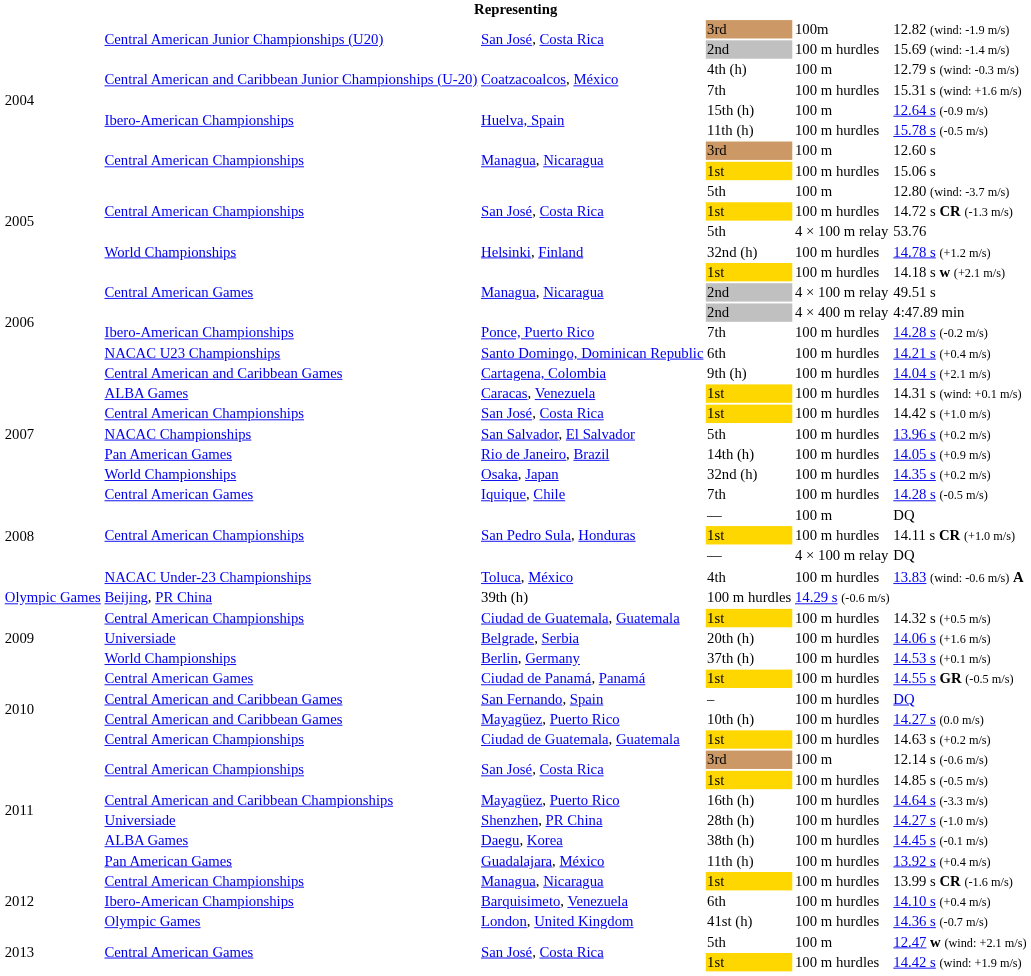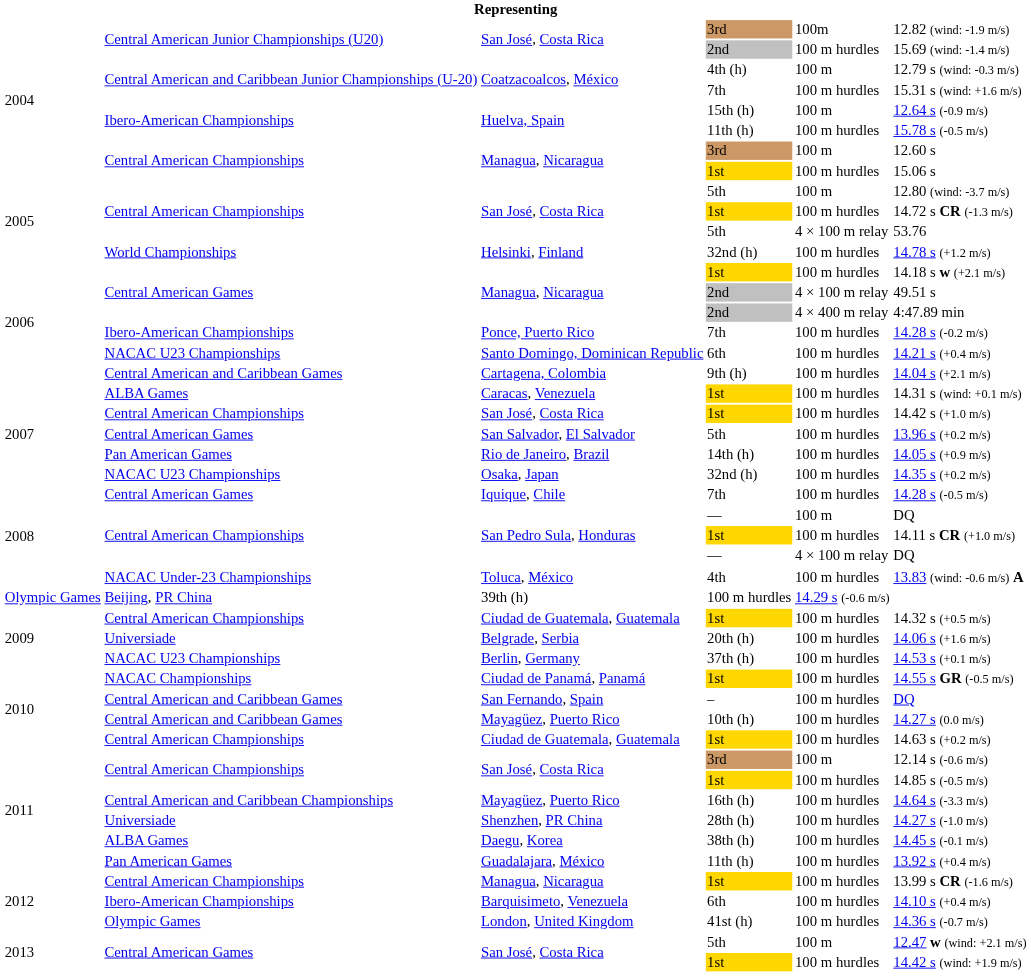(178, 434) NACAC Championships -> (179, 434) Central American Games
(170, 474) World Championships -> (192, 474) NACAC U23 Championships
(170, 658) World Championships -> (192, 658) NACAC U23 Championships
(179, 678) Central American Games -> (178, 678) NACAC Championships
